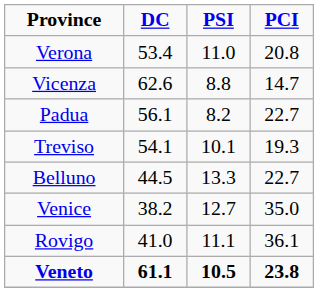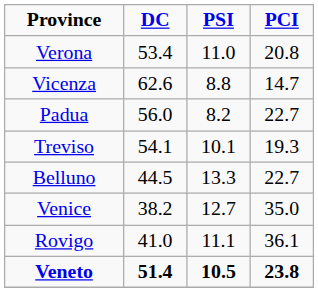(155, 114) 56.1 -> (155, 114) 56.0
(155, 271) 61.1 -> (155, 271) 51.4
